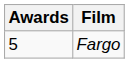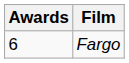(13, 44) 5 -> (13, 44) 6
